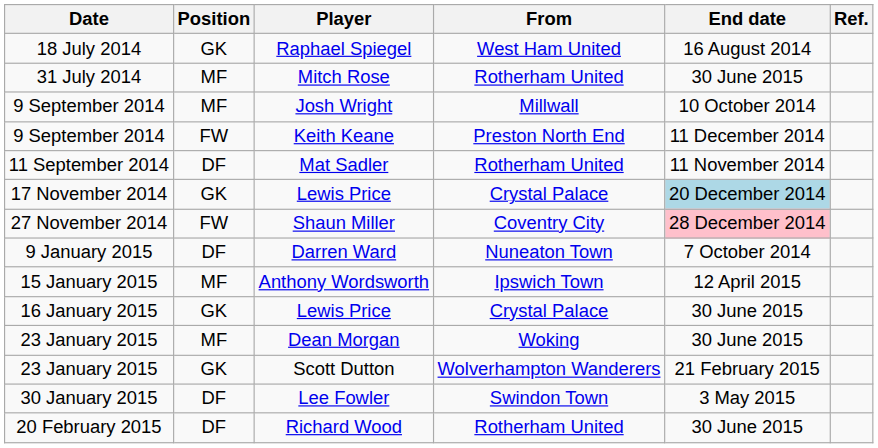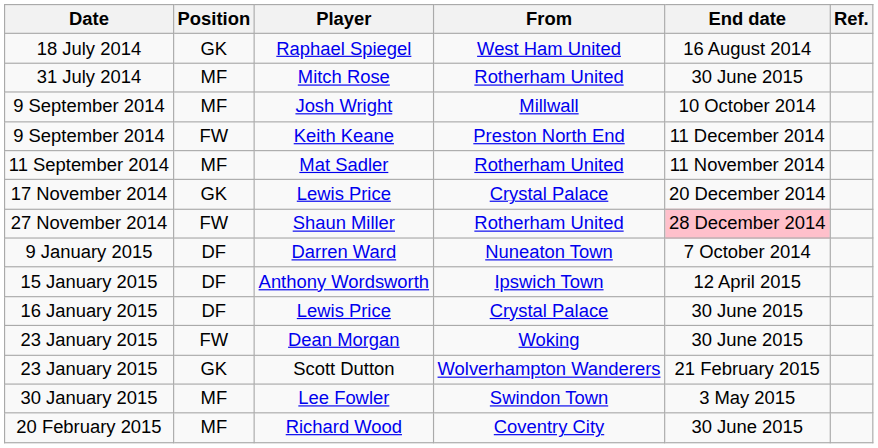(214, 164) DF -> (214, 164) MF
(747, 194) lightblue background -> (747, 194) no background
(549, 223) Coventry City -> (549, 223) Rotherham United
(214, 281) MF -> (214, 281) DF
(214, 310) GK -> (214, 310) DF
(214, 340) MF -> (214, 340) FW
(214, 398) DF -> (214, 398) MF
(214, 427) DF -> (214, 427) MF
(549, 427) Rotherham United -> (549, 427) Coventry City
